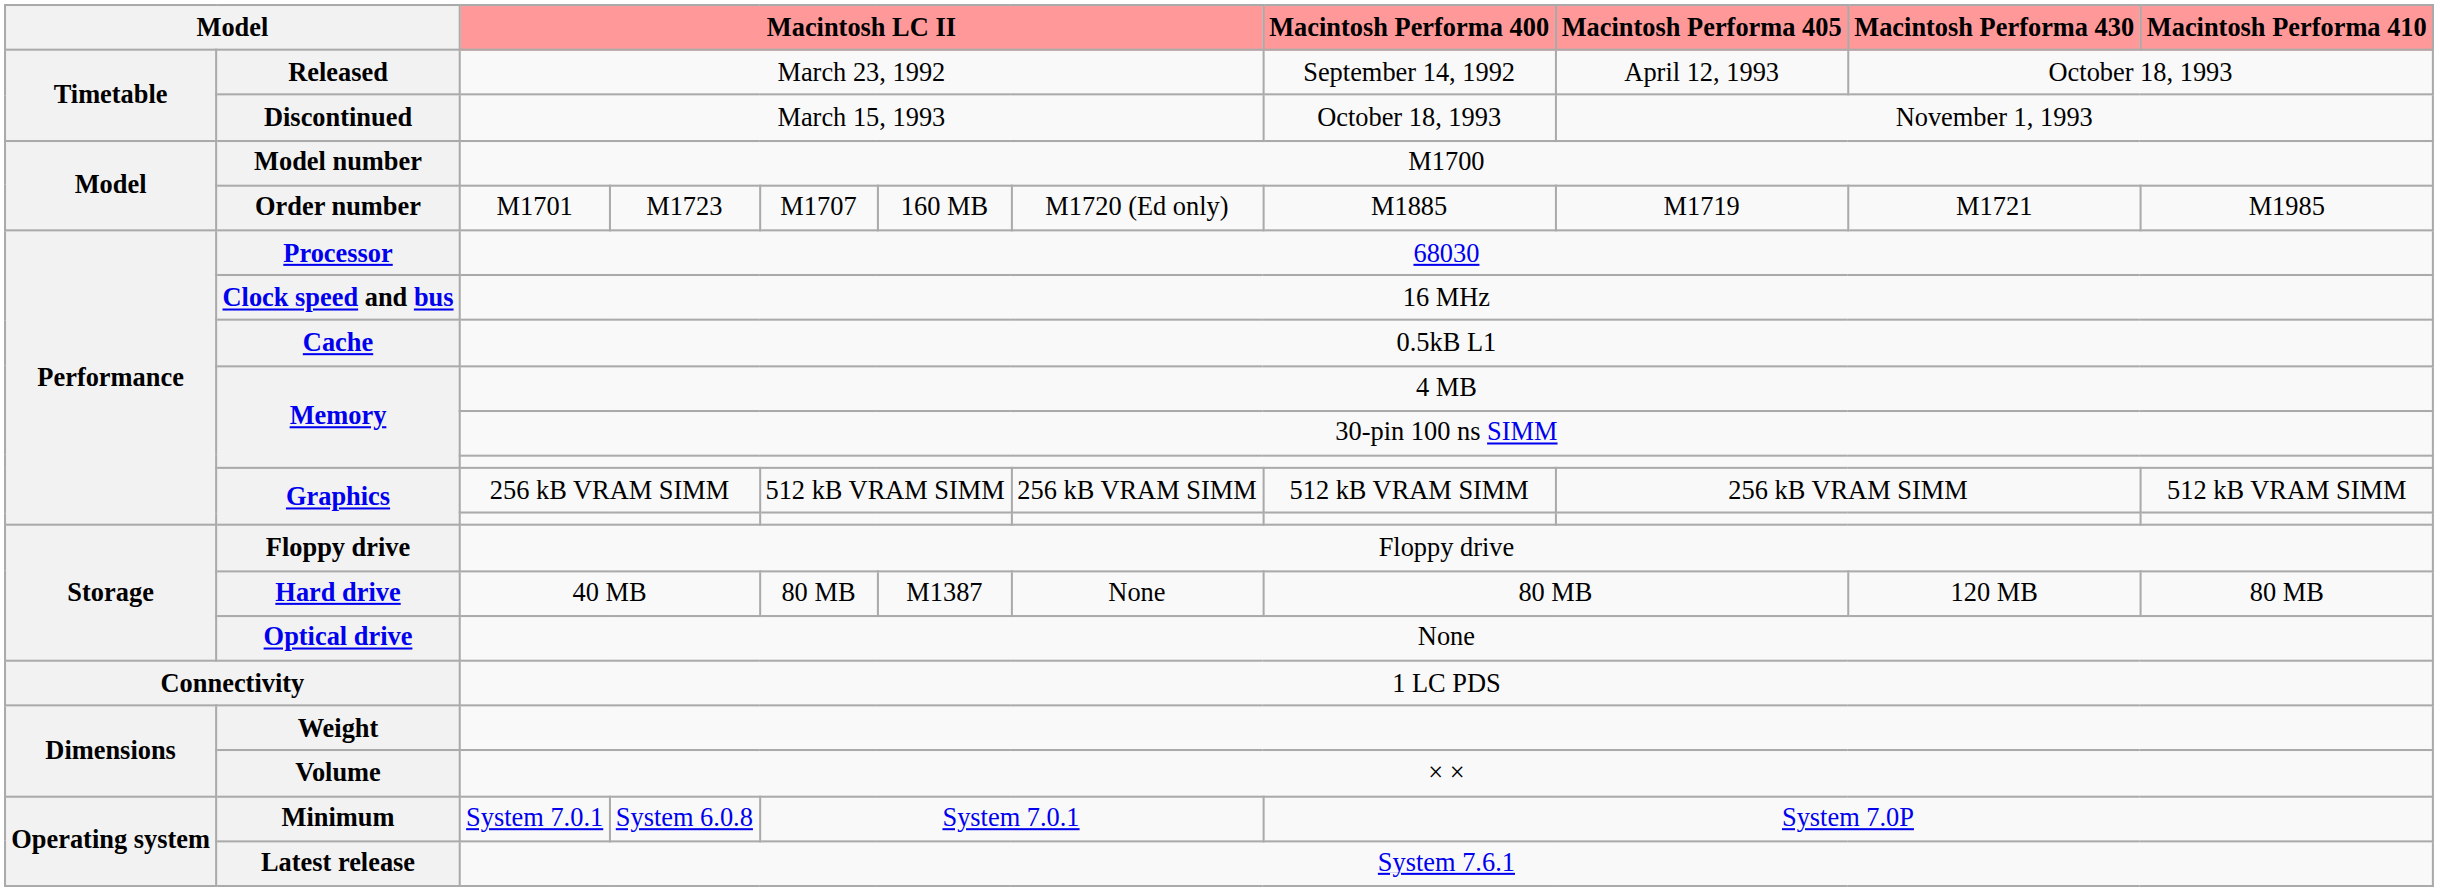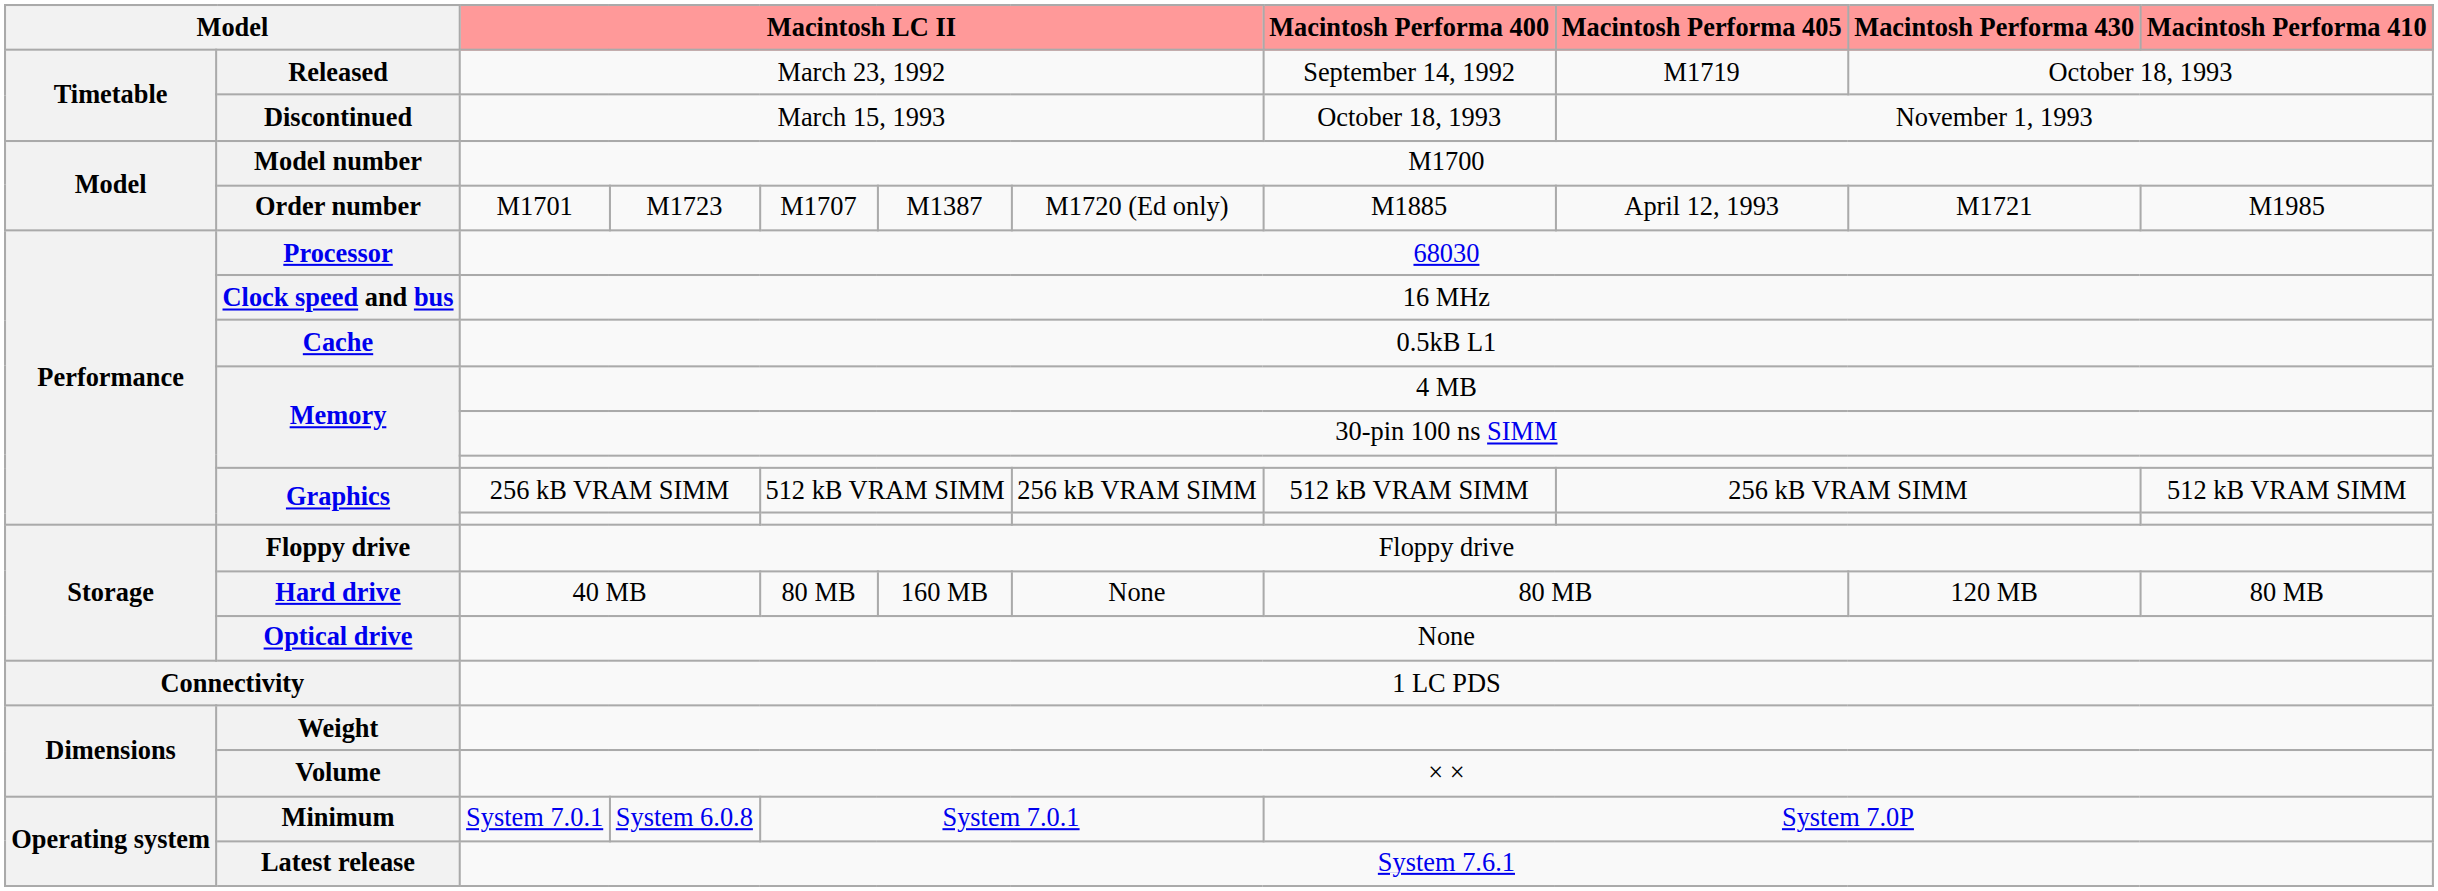(1702, 72) April 12, 1993 -> (1702, 72) M1719
(944, 207) 160 MB -> (944, 207) M1387
(1702, 207) M1719 -> (1702, 207) April 12, 1993
(944, 592) M1387 -> (944, 592) 160 MB
